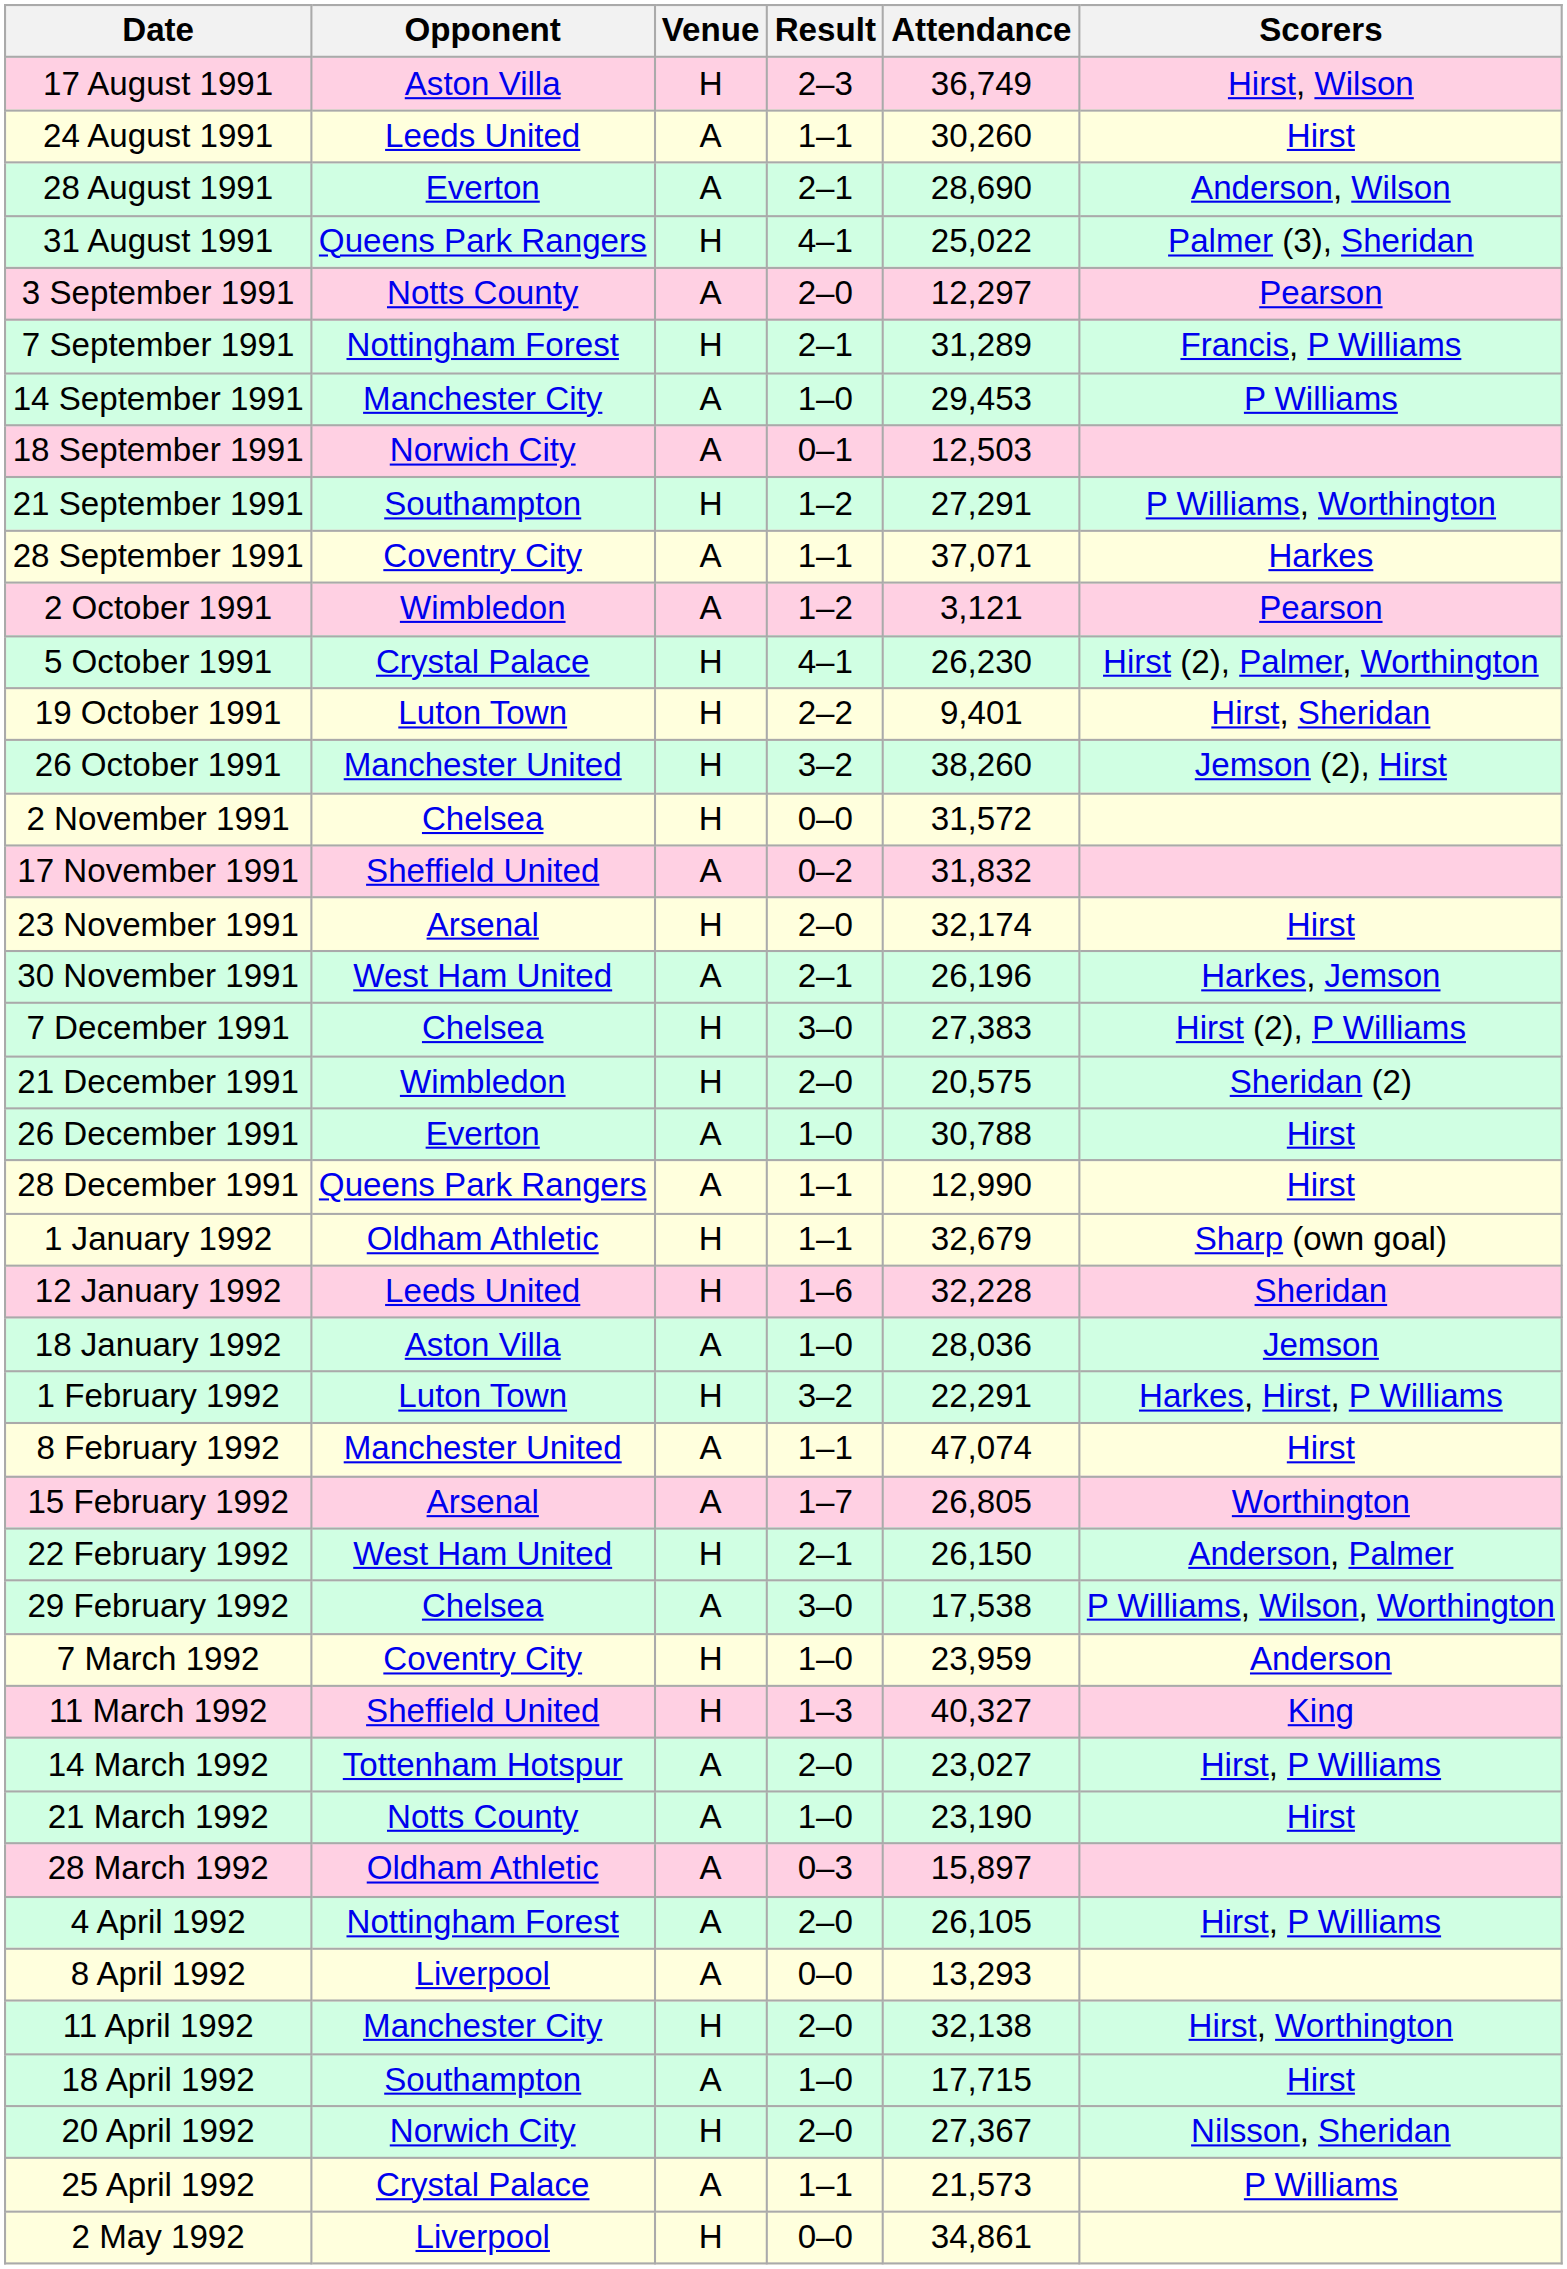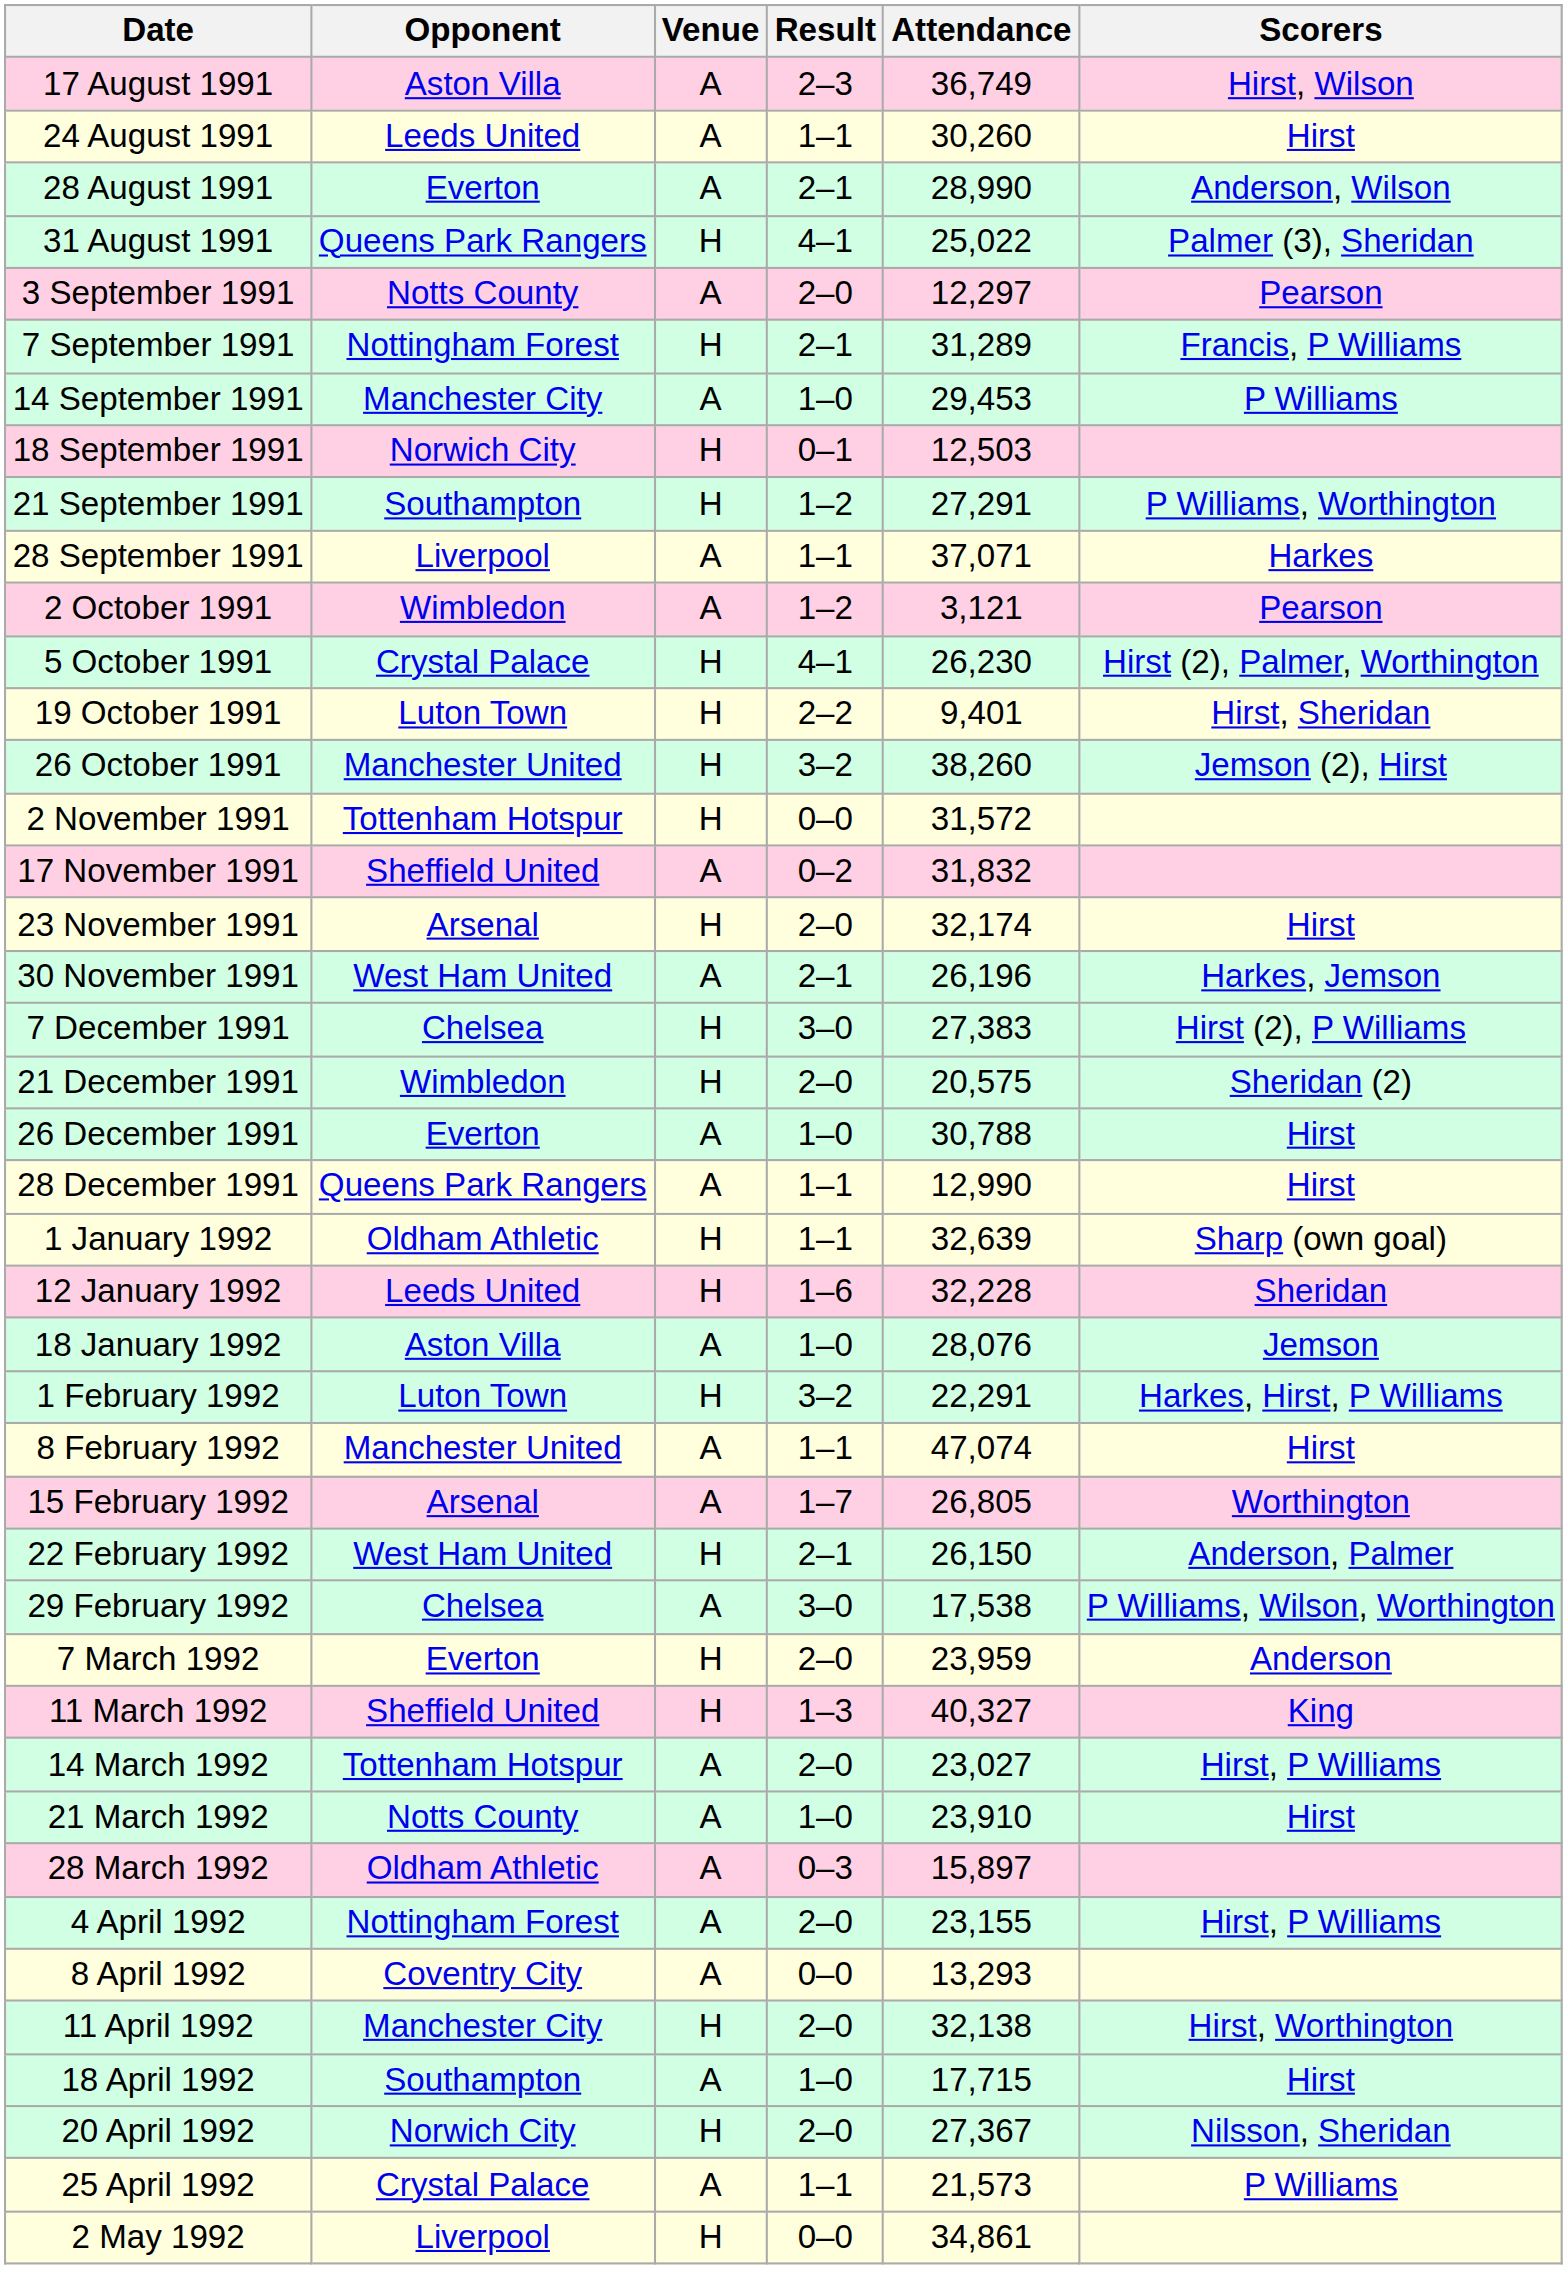(711, 83) H -> (711, 83) A
(981, 188) 28,690 -> (981, 188) 28,990
(711, 450) A -> (711, 450) H
(483, 556) Coventry City -> (483, 556) Liverpool
(483, 818) Chelsea -> (483, 818) Tottenham Hotspur
(981, 1238) 32,679 -> (981, 1238) 32,639
(981, 1343) 28,036 -> (981, 1343) 28,076
(483, 1659) Coventry City -> (483, 1659) Everton
(825, 1659) 1–0 -> (825, 1659) 2–0
(981, 1816) 23,190 -> (981, 1816) 23,910
(981, 1921) 26,105 -> (981, 1921) 23,155
(483, 1974) Liverpool -> (483, 1974) Coventry City
